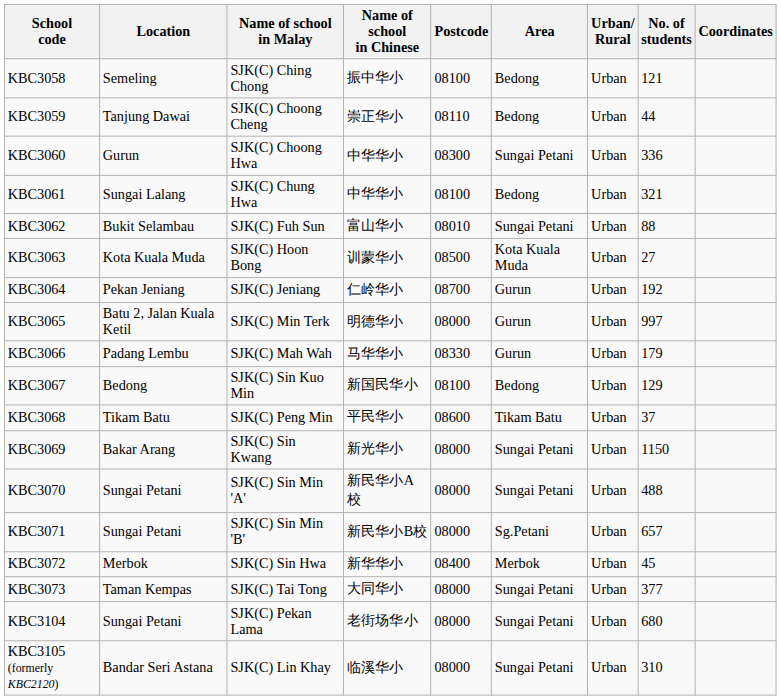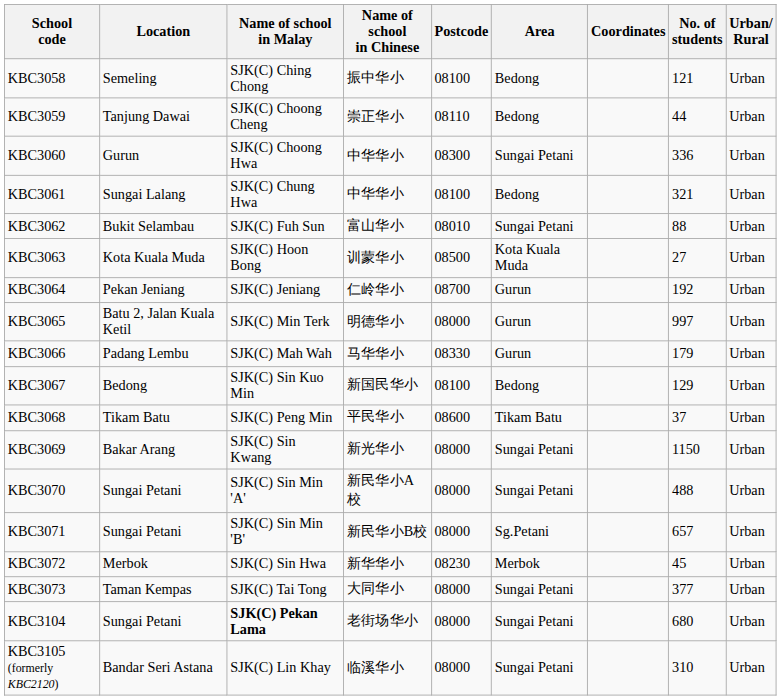columns swapped: (613, 31) <-> (736, 31)
(452, 564) 08400 -> (452, 564) 08230
(271, 621) normal -> (274, 621) bold
